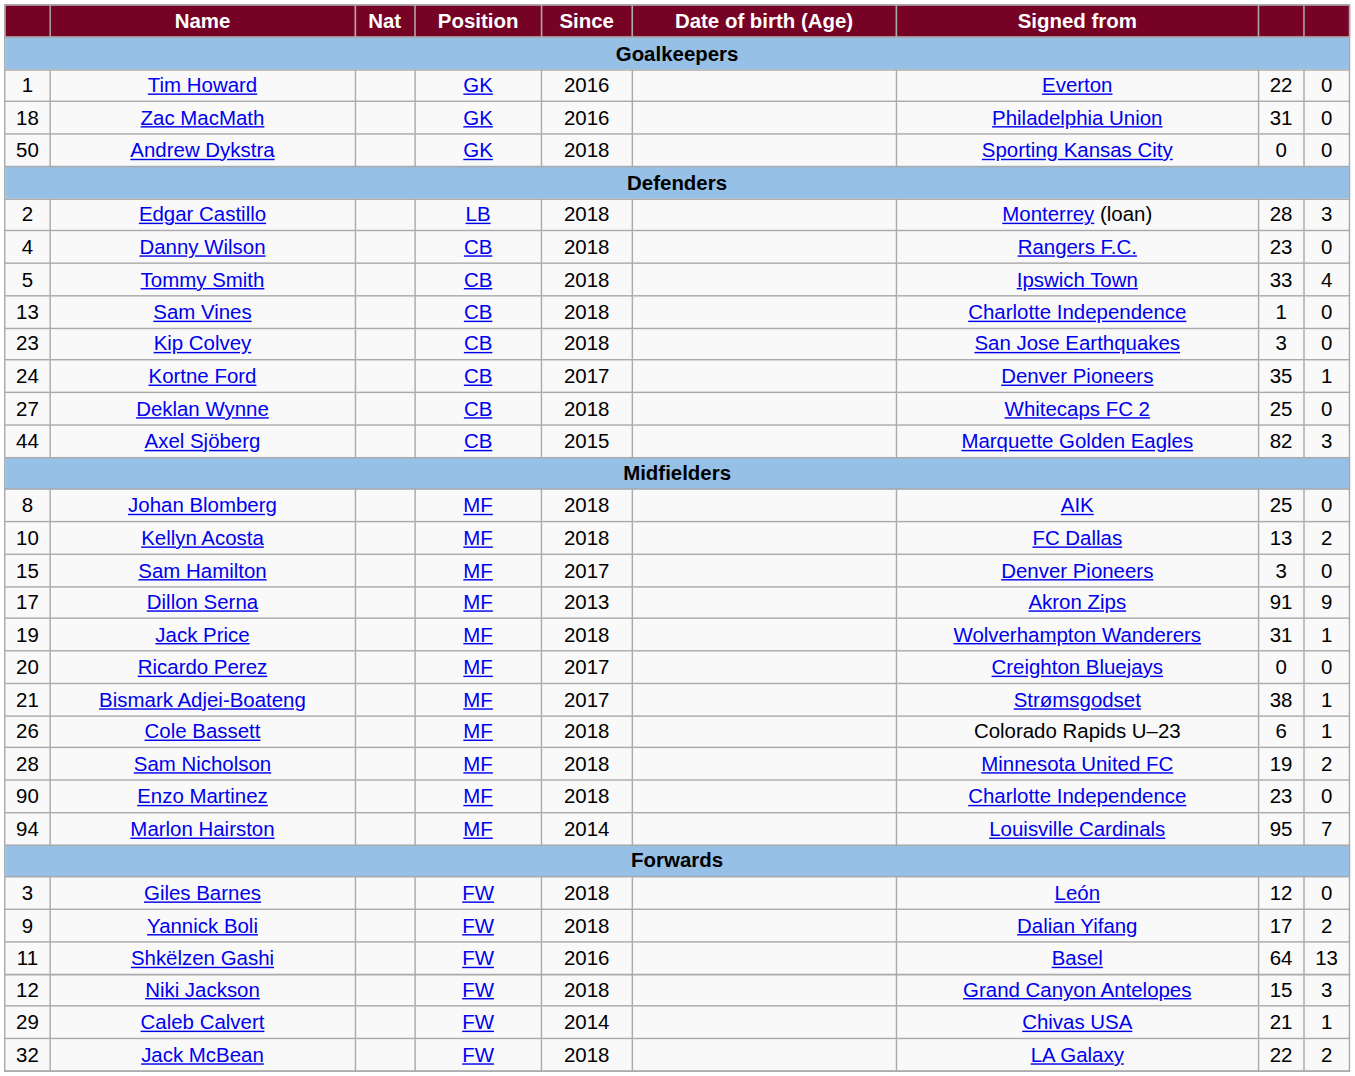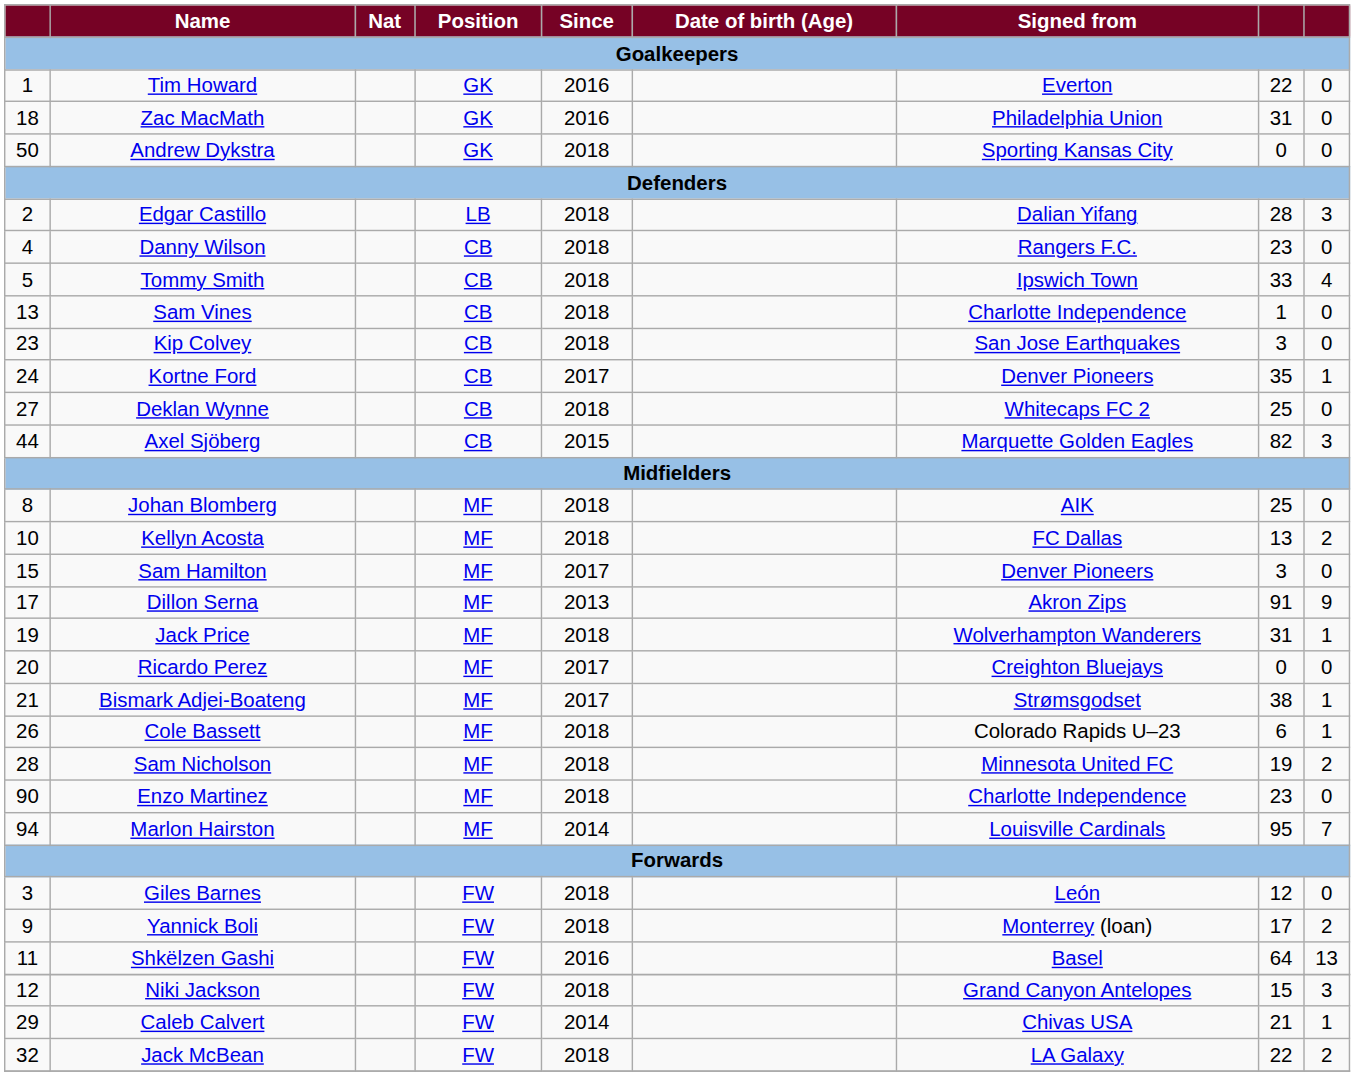(1077, 215) Monterrey (loan) -> (1077, 215) Dalian Yifang
(1077, 926) Dalian Yifang -> (1077, 926) Monterrey (loan)
